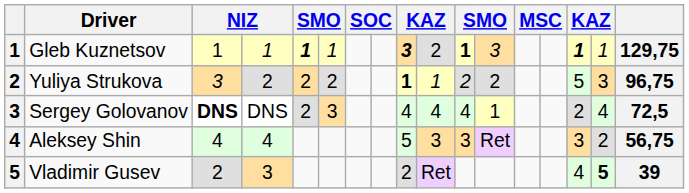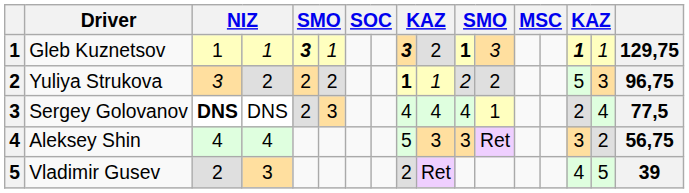(306, 50) 1 -> (306, 50) 3
(650, 111) 72,5 -> (650, 111) 77,5
(603, 172) bold -> (603, 172) normal
